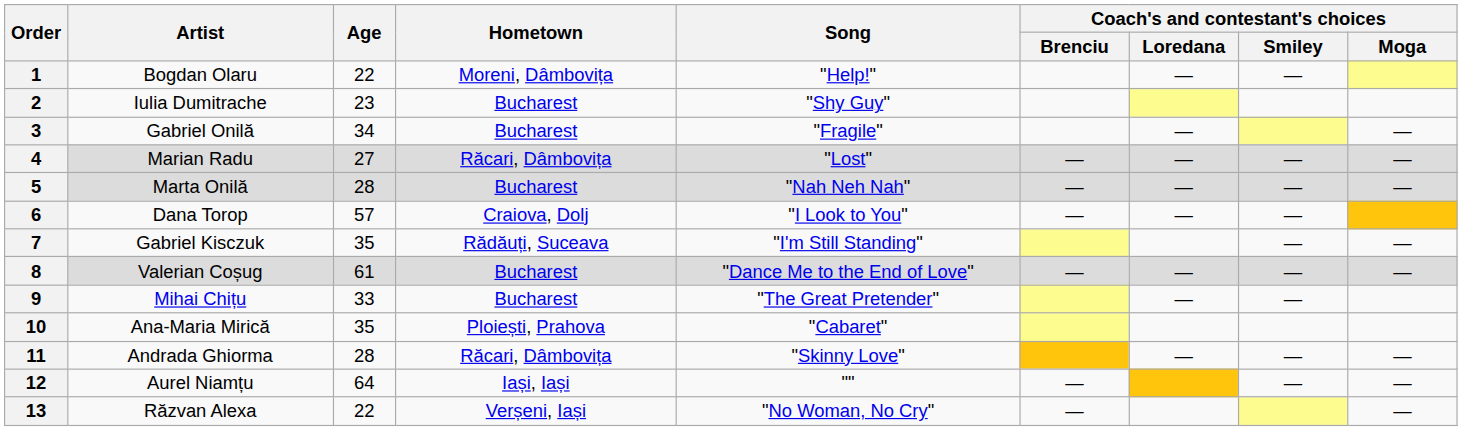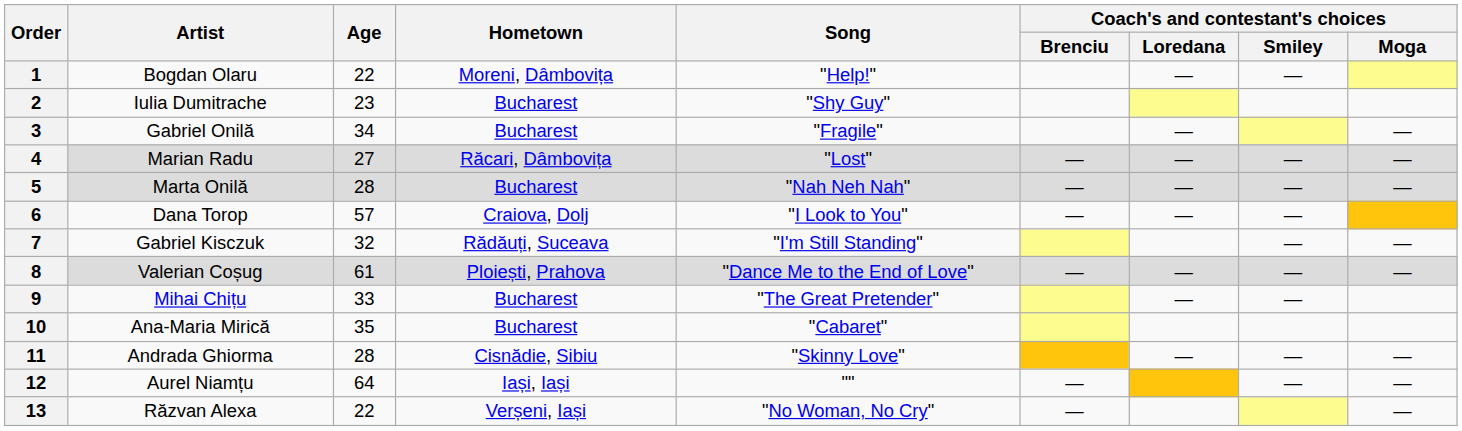(364, 243) 35 -> (364, 243) 32
(536, 271) Bucharest -> (536, 271) Ploiești, Prahova
(536, 327) Ploiești, Prahova -> (536, 327) Bucharest
(536, 355) Răcari, Dâmbovița -> (536, 355) Cisnădie, Sibiu
